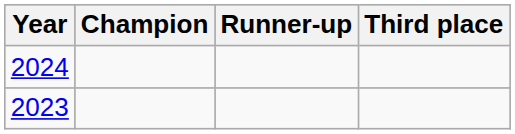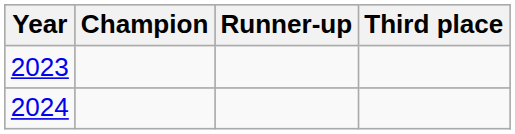rows swapped: (40, 107) <-> (40, 66)
